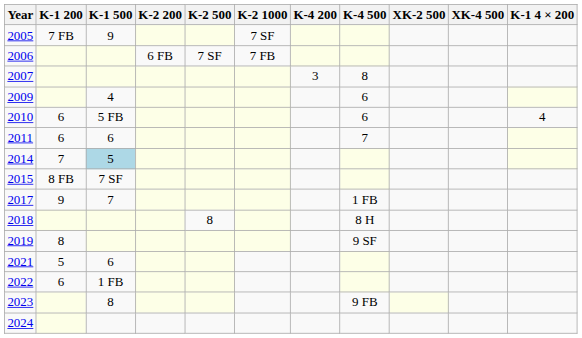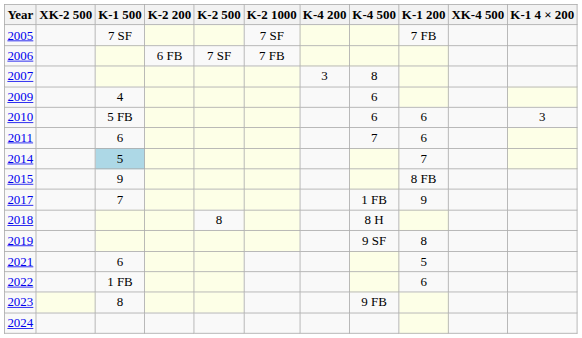columns swapped: (61, 14) <-> (419, 14)
(111, 35) 9 -> (120, 35) 7 SF
(542, 117) 4 -> (542, 117) 3
(111, 179) 7 SF -> (120, 179) 9
